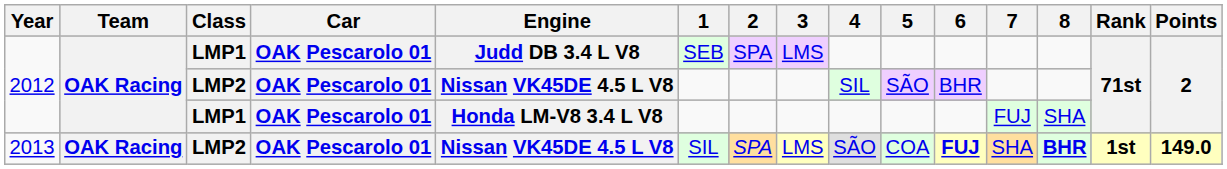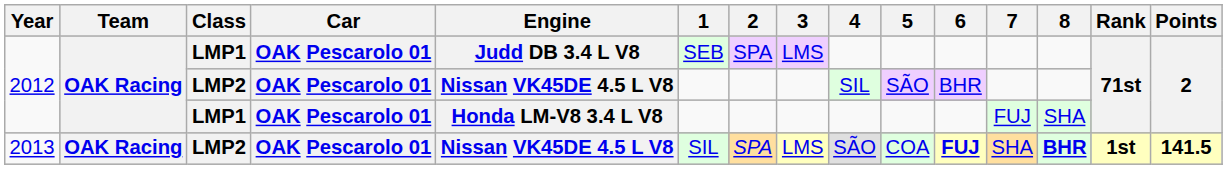(1186, 148) 149.0 -> (1186, 148) 141.5
